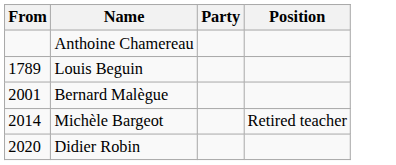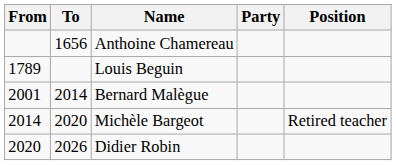+ column: (71, 17)
